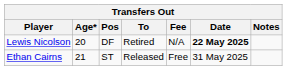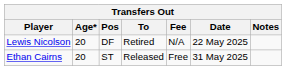(220, 42) bold -> (220, 42) normal
(80, 57) 21 -> (80, 57) 20
